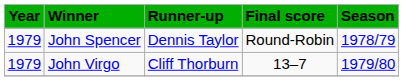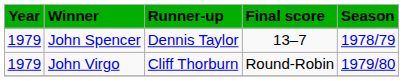(290, 40) Round-Robin -> (290, 40) 13–7
(290, 64) 13–7 -> (290, 64) Round-Robin
